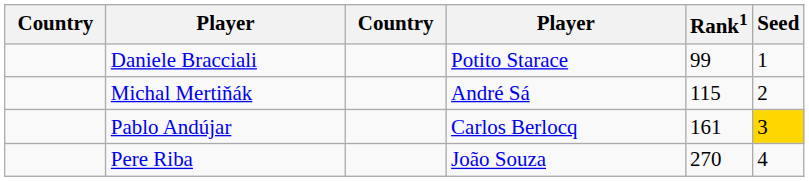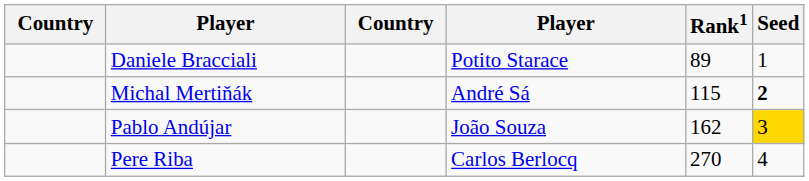(701, 60) 99 -> (701, 60) 89
(763, 93) normal -> (763, 93) bold
(514, 126) Carlos Berlocq -> (499, 126) João Souza
(706, 126) 161 -> (706, 126) 162
(499, 159) João Souza -> (514, 159) Carlos Berlocq
